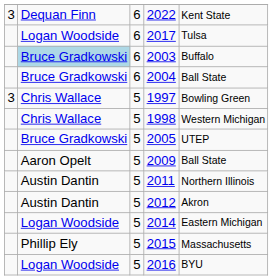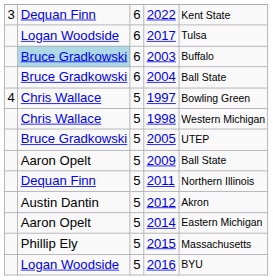(11, 98) 3 -> (11, 98) 4
(60, 181) Austin Dantin -> (58, 181) Dequan Finn
(70, 222) Logan Woodside -> (56, 222) Aaron Opelt
